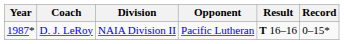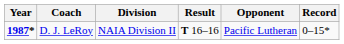columns swapped: (218, 13) <-> (278, 13)
(21, 30) normal -> (21, 30) bold
